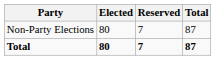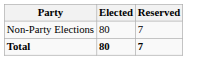- column: (197, 13)
